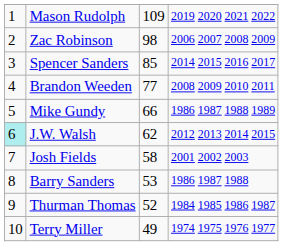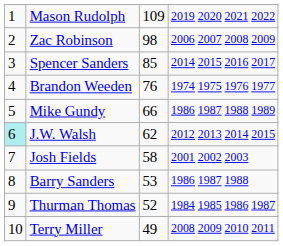(150, 87) 77 -> (150, 87) 76
(223, 87) 2008 2009 2010 2011 -> (223, 87) 1974 1975 1976 1977
(223, 228) 1974 1975 1976 1977 -> (223, 228) 2008 2009 2010 2011
